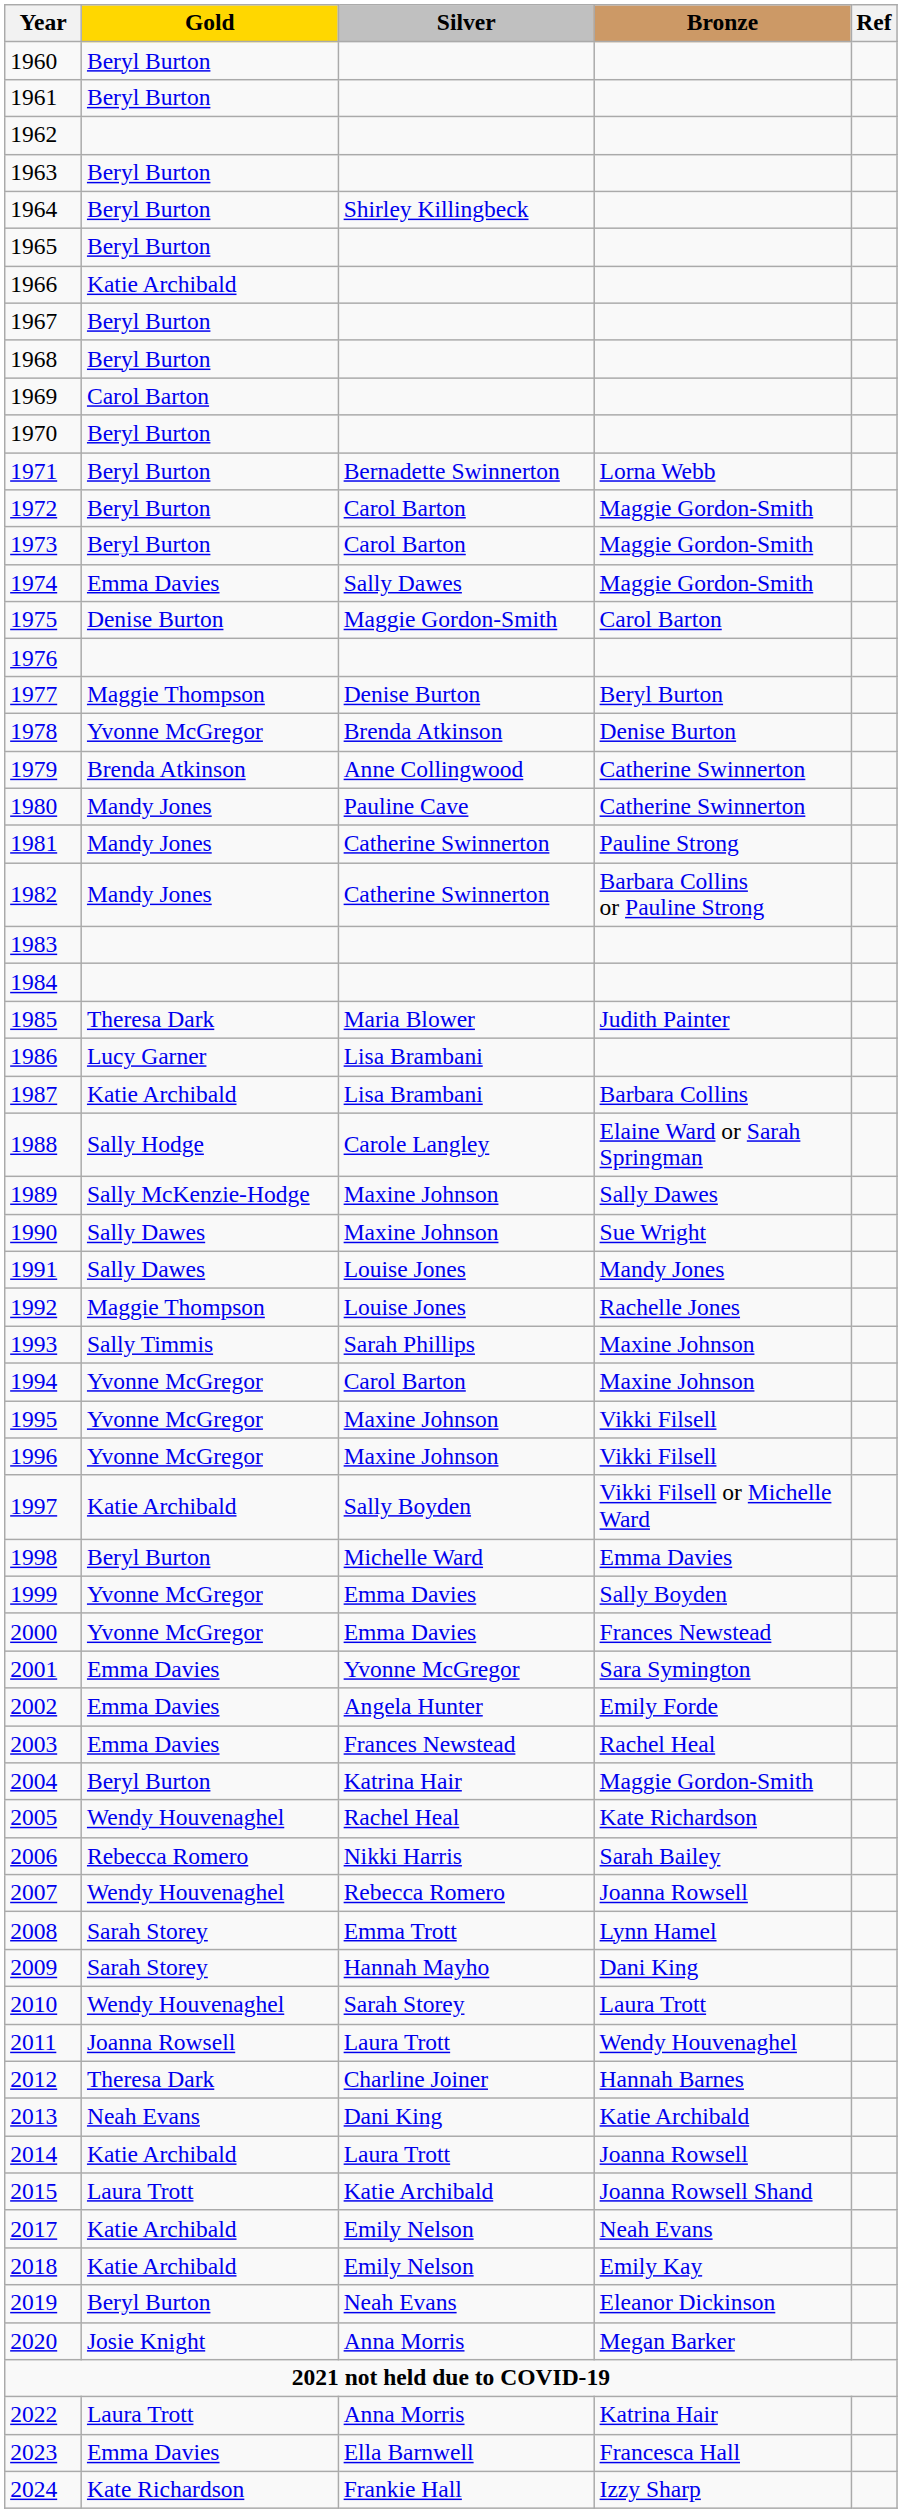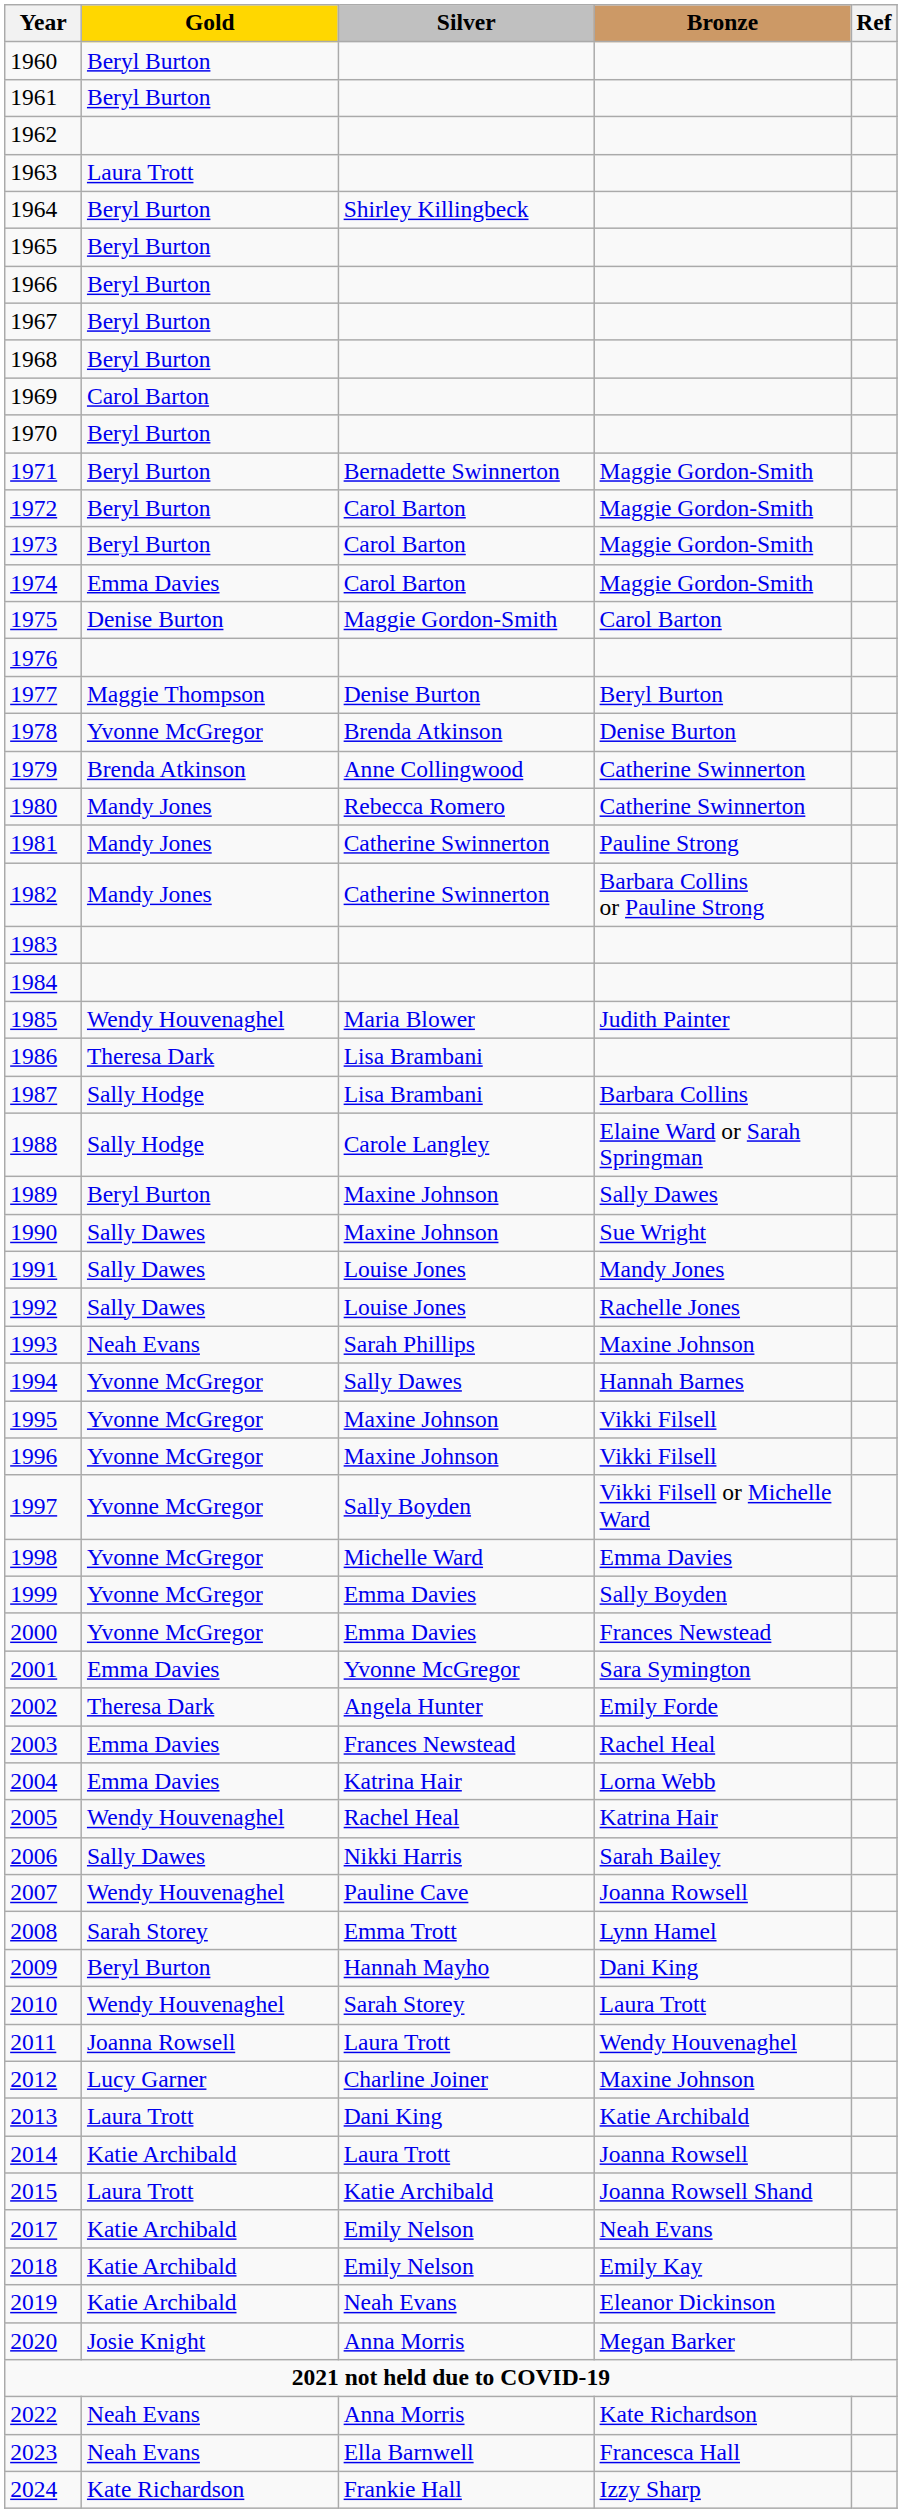(149, 172) Beryl Burton -> (140, 172) Laura Trott
(162, 284) Katie Archibald -> (149, 284) Beryl Burton
(658, 470) Lorna Webb -> (706, 470) Maggie Gordon-Smith
(403, 582) Sally Dawes -> (405, 582) Carol Barton
(406, 806) Pauline Cave -> (424, 806) Rebecca Romero
(151, 1019) Theresa Dark -> (186, 1019) Wendy Houvenaghel
(147, 1056) Lucy Garner -> (151, 1056) Theresa Dark
(162, 1094) Katie Archibald -> (145, 1094) Sally Hodge
(198, 1195) Sally McKenzie-Hodge -> (149, 1195) Beryl Burton
(176, 1307) Maggie Thompson -> (146, 1307) Sally Dawes
(150, 1344) Sally Timmis -> (143, 1344) Neah Evans
(405, 1381) Carol Barton -> (403, 1381) Sally Dawes
(677, 1381) Maxine Johnson -> (672, 1381) Hannah Barnes
(162, 1506) Katie Archibald -> (175, 1506) Yvonne McGregor
(149, 1557) Beryl Burton -> (175, 1557) Yvonne McGregor
(153, 1706) Emma Davies -> (151, 1706) Theresa Dark
(149, 1781) Beryl Burton -> (153, 1781) Emma Davies
(706, 1781) Maggie Gordon-Smith -> (658, 1781) Lorna Webb
(678, 1818) Kate Richardson -> (659, 1818) Katrina Hair
(168, 1855) Rebecca Romero -> (146, 1855) Sally Dawes
(424, 1892) Rebecca Romero -> (406, 1892) Pauline Cave
(147, 1967) Sarah Storey -> (149, 1967) Beryl Burton
(151, 2079) Theresa Dark -> (147, 2079) Lucy Garner
(672, 2079) Hannah Barnes -> (677, 2079) Maxine Johnson
(143, 2116) Neah Evans -> (140, 2116) Laura Trott
(149, 2303) Beryl Burton -> (162, 2303) Katie Archibald
(140, 2415) Laura Trott -> (143, 2415) Neah Evans
(659, 2415) Katrina Hair -> (678, 2415) Kate Richardson
(153, 2452) Emma Davies -> (143, 2452) Neah Evans
